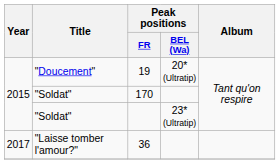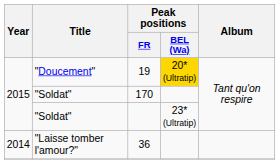(180, 71) no background -> (180, 71) gold background
(18, 144) 2017 -> (18, 144) 2014
